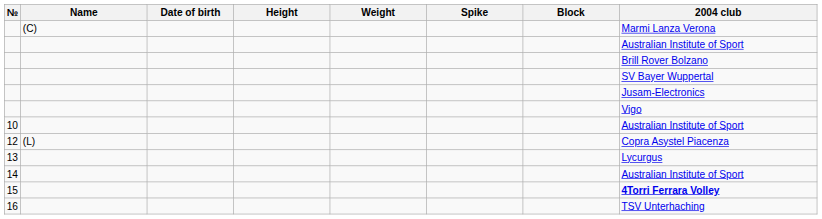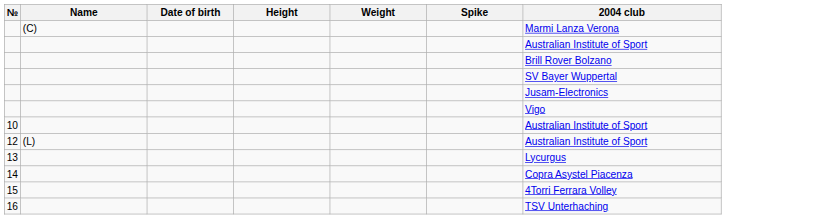- column: (571, 13)
(675, 142) Copra Asystel Piacenza -> (586, 142) Australian Institute of Sport
(683, 174) Australian Institute of Sport -> (579, 174) Copra Asystel Piacenza
(670, 190) bold -> (571, 190) normal
